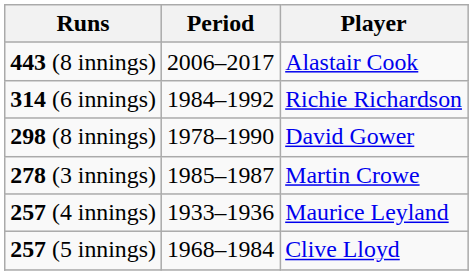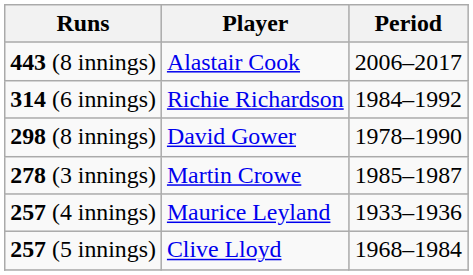columns swapped: (374, 23) <-> (221, 23)
